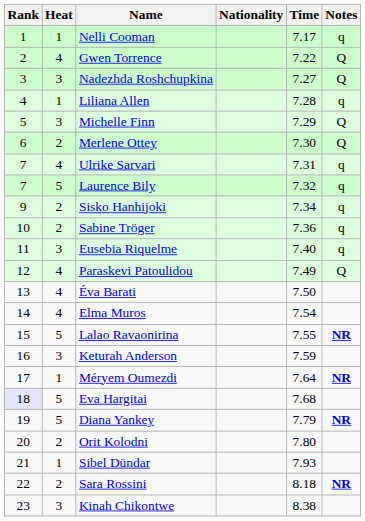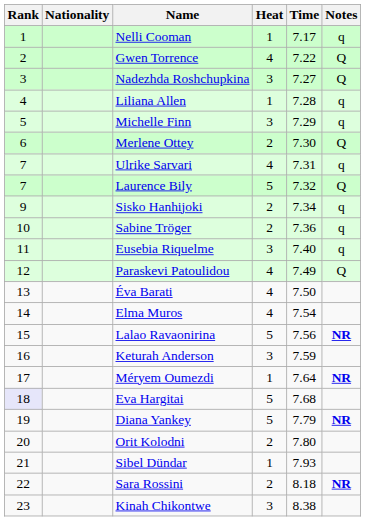columns swapped: (59, 15) <-> (251, 15)
(341, 121) Q -> (341, 121) q
(341, 185) q -> (341, 185) Q
(304, 334) 7.55 -> (304, 334) 7.56
